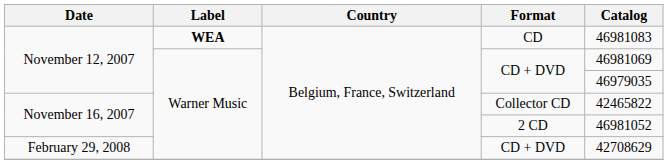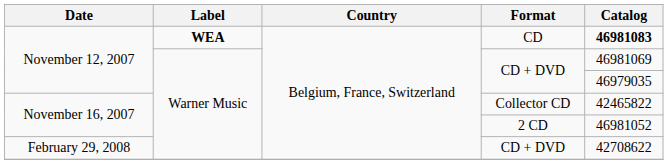(624, 37) normal -> (624, 37) bold
(624, 147) 42708629 -> (624, 147) 42708622
